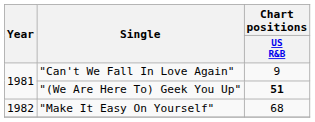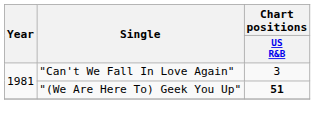(277, 72) 9 -> (277, 72) 3
- row: (127, 108)
